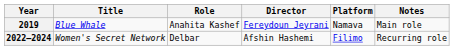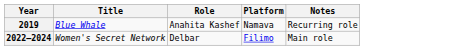- column: (286, 11)
(399, 25) Main role -> (323, 25) Recurring role
(412, 38) Recurring role -> (310, 38) Main role
